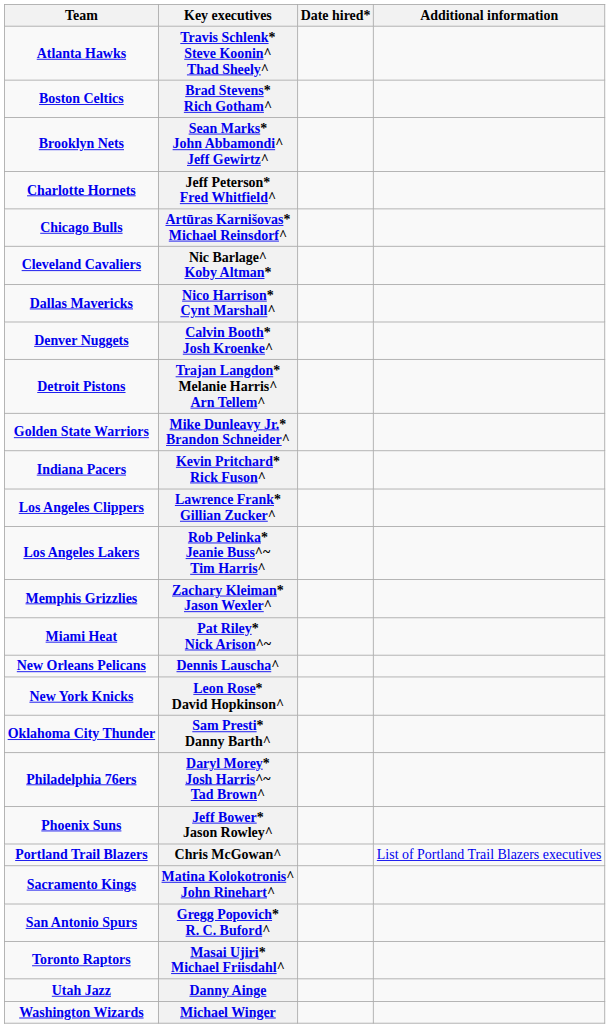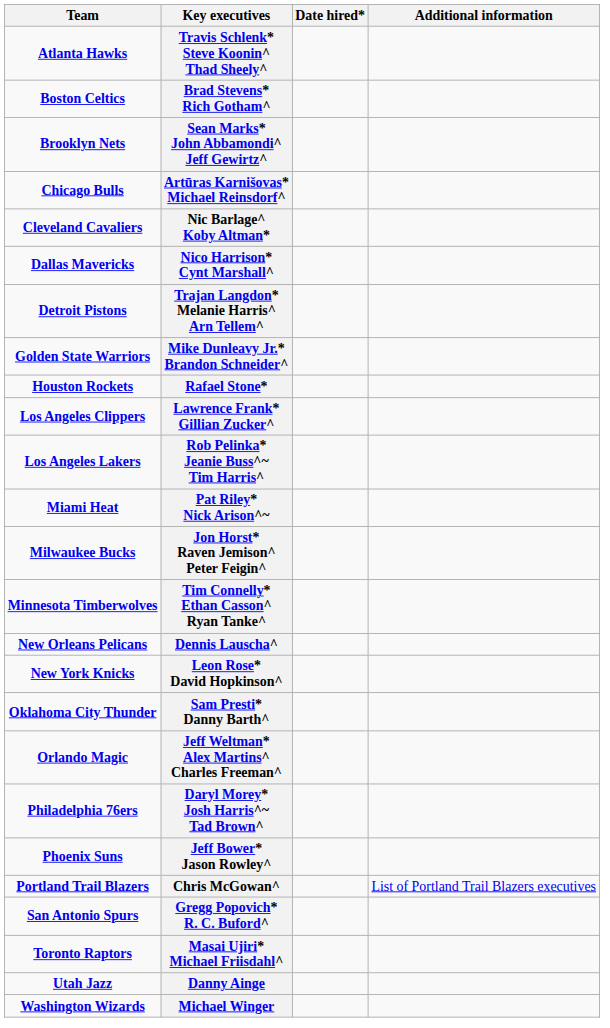- row: (228, 189)
- row: (228, 340)
+ row: (226, 386)
- row: (228, 469)
- row: (228, 598)
+ row: (226, 553)
+ row: (226, 606)
+ row: (226, 757)
- row: (228, 884)
